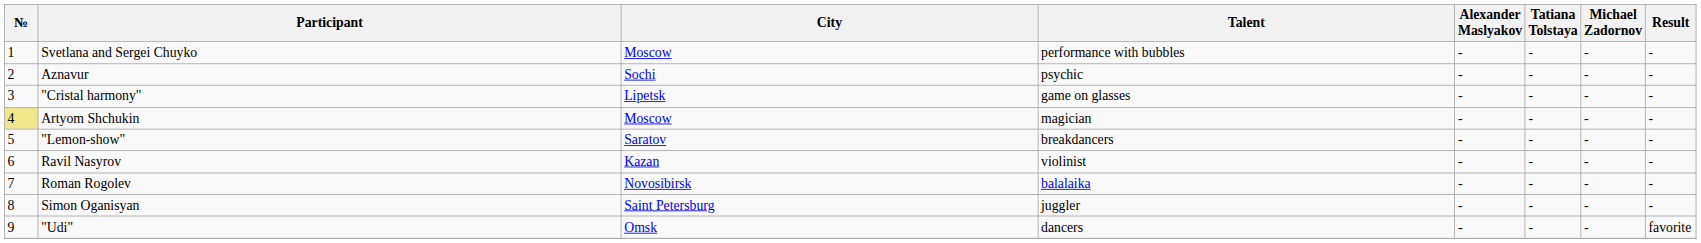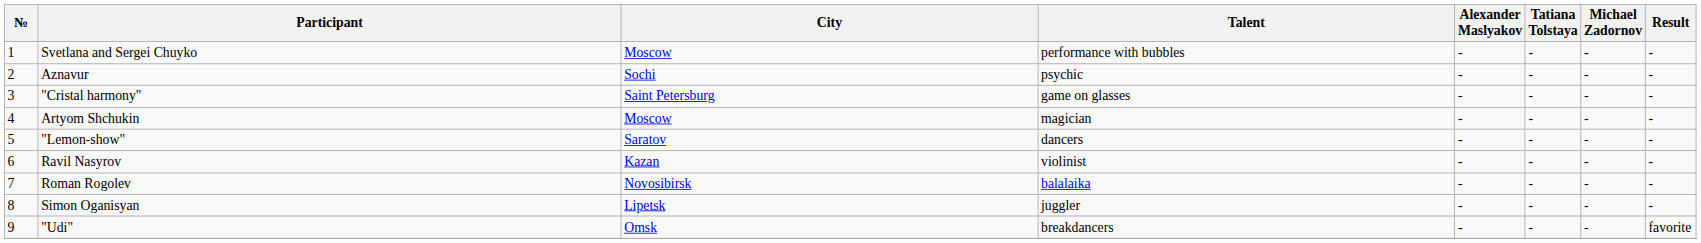(645, 96) Lipetsk -> (669, 96) Saint Petersburg
(11, 118) khaki background -> (11, 118) no background
(1077, 140) breakdancers -> (1062, 140) dancers
(669, 205) Saint Petersburg -> (645, 205) Lipetsk
(1062, 227) dancers -> (1077, 227) breakdancers
